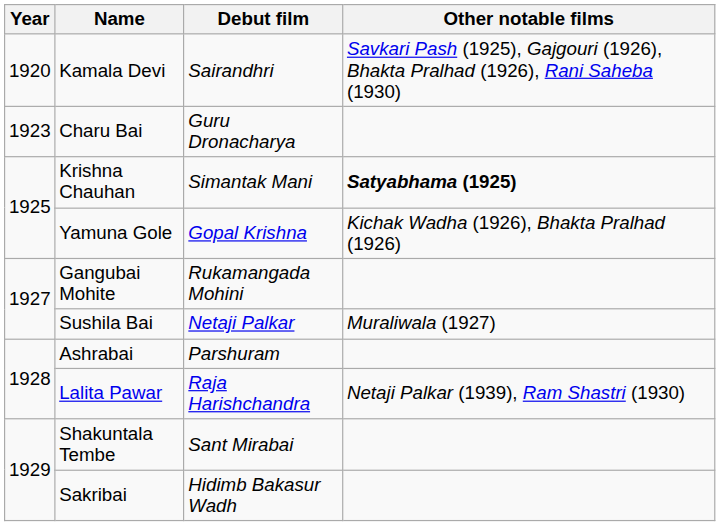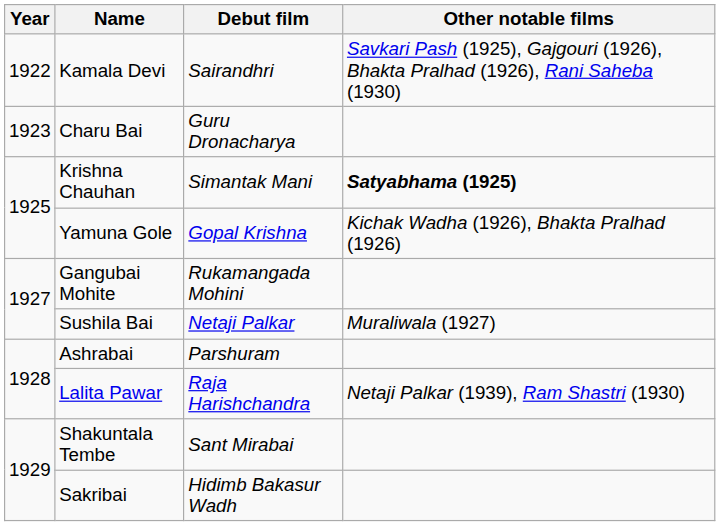(30, 70) 1920 -> (30, 70) 1922
